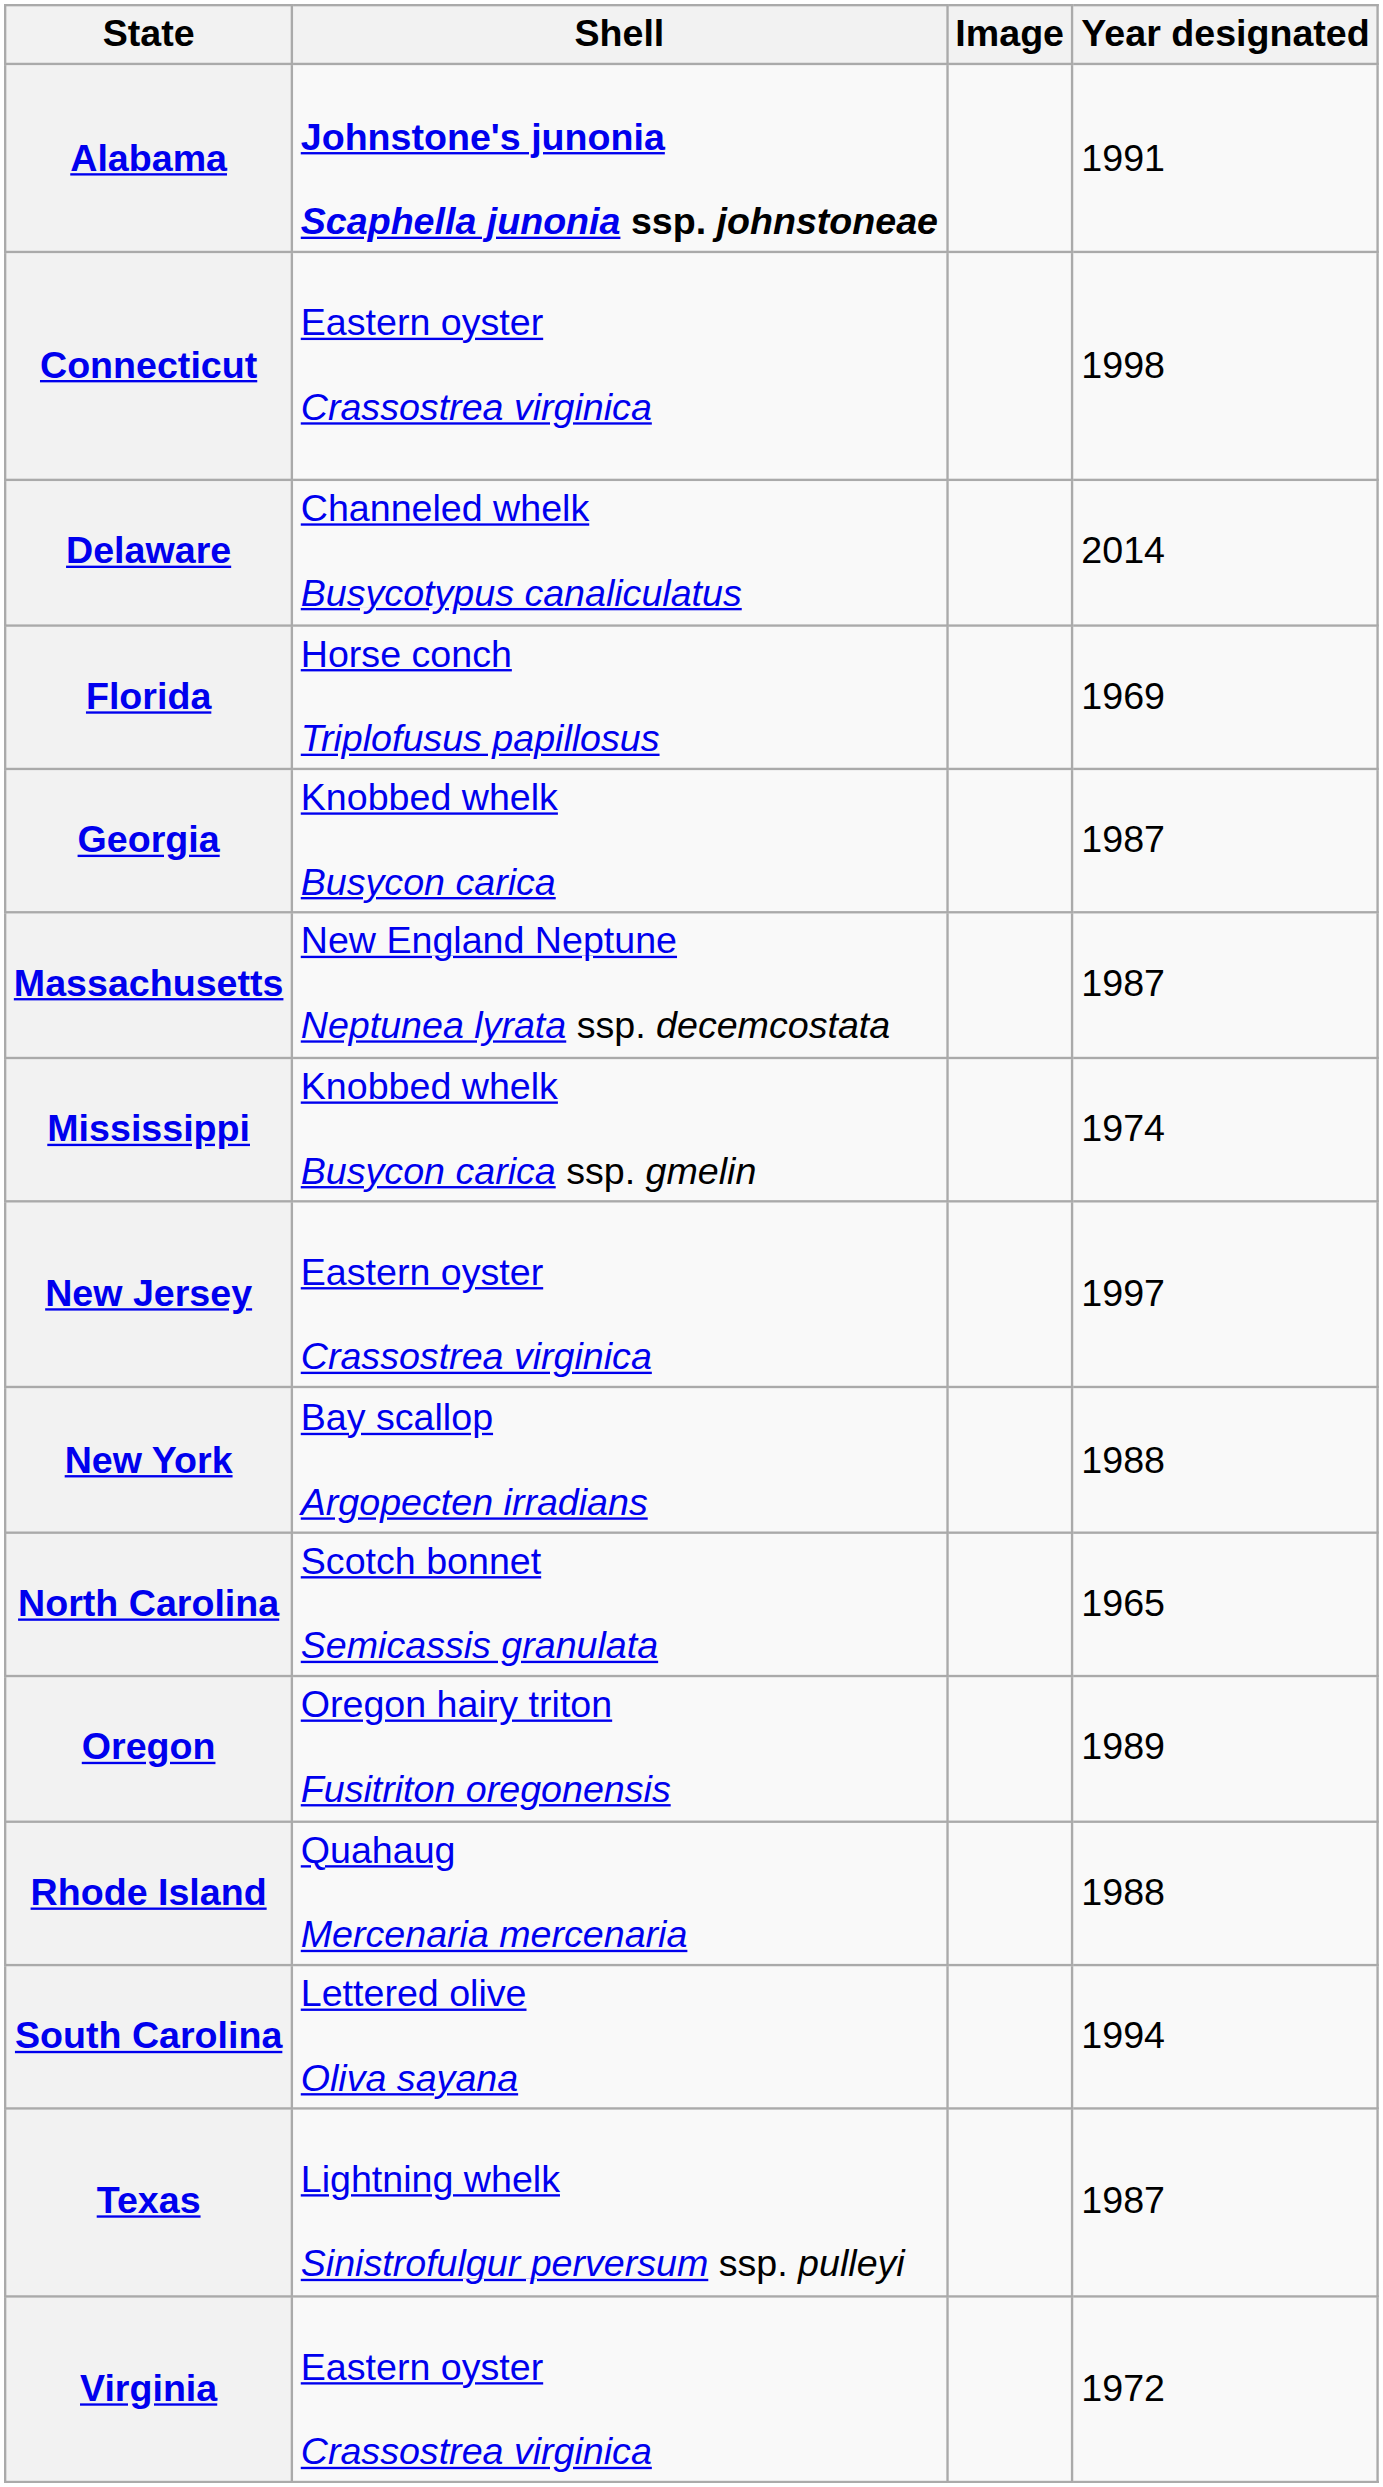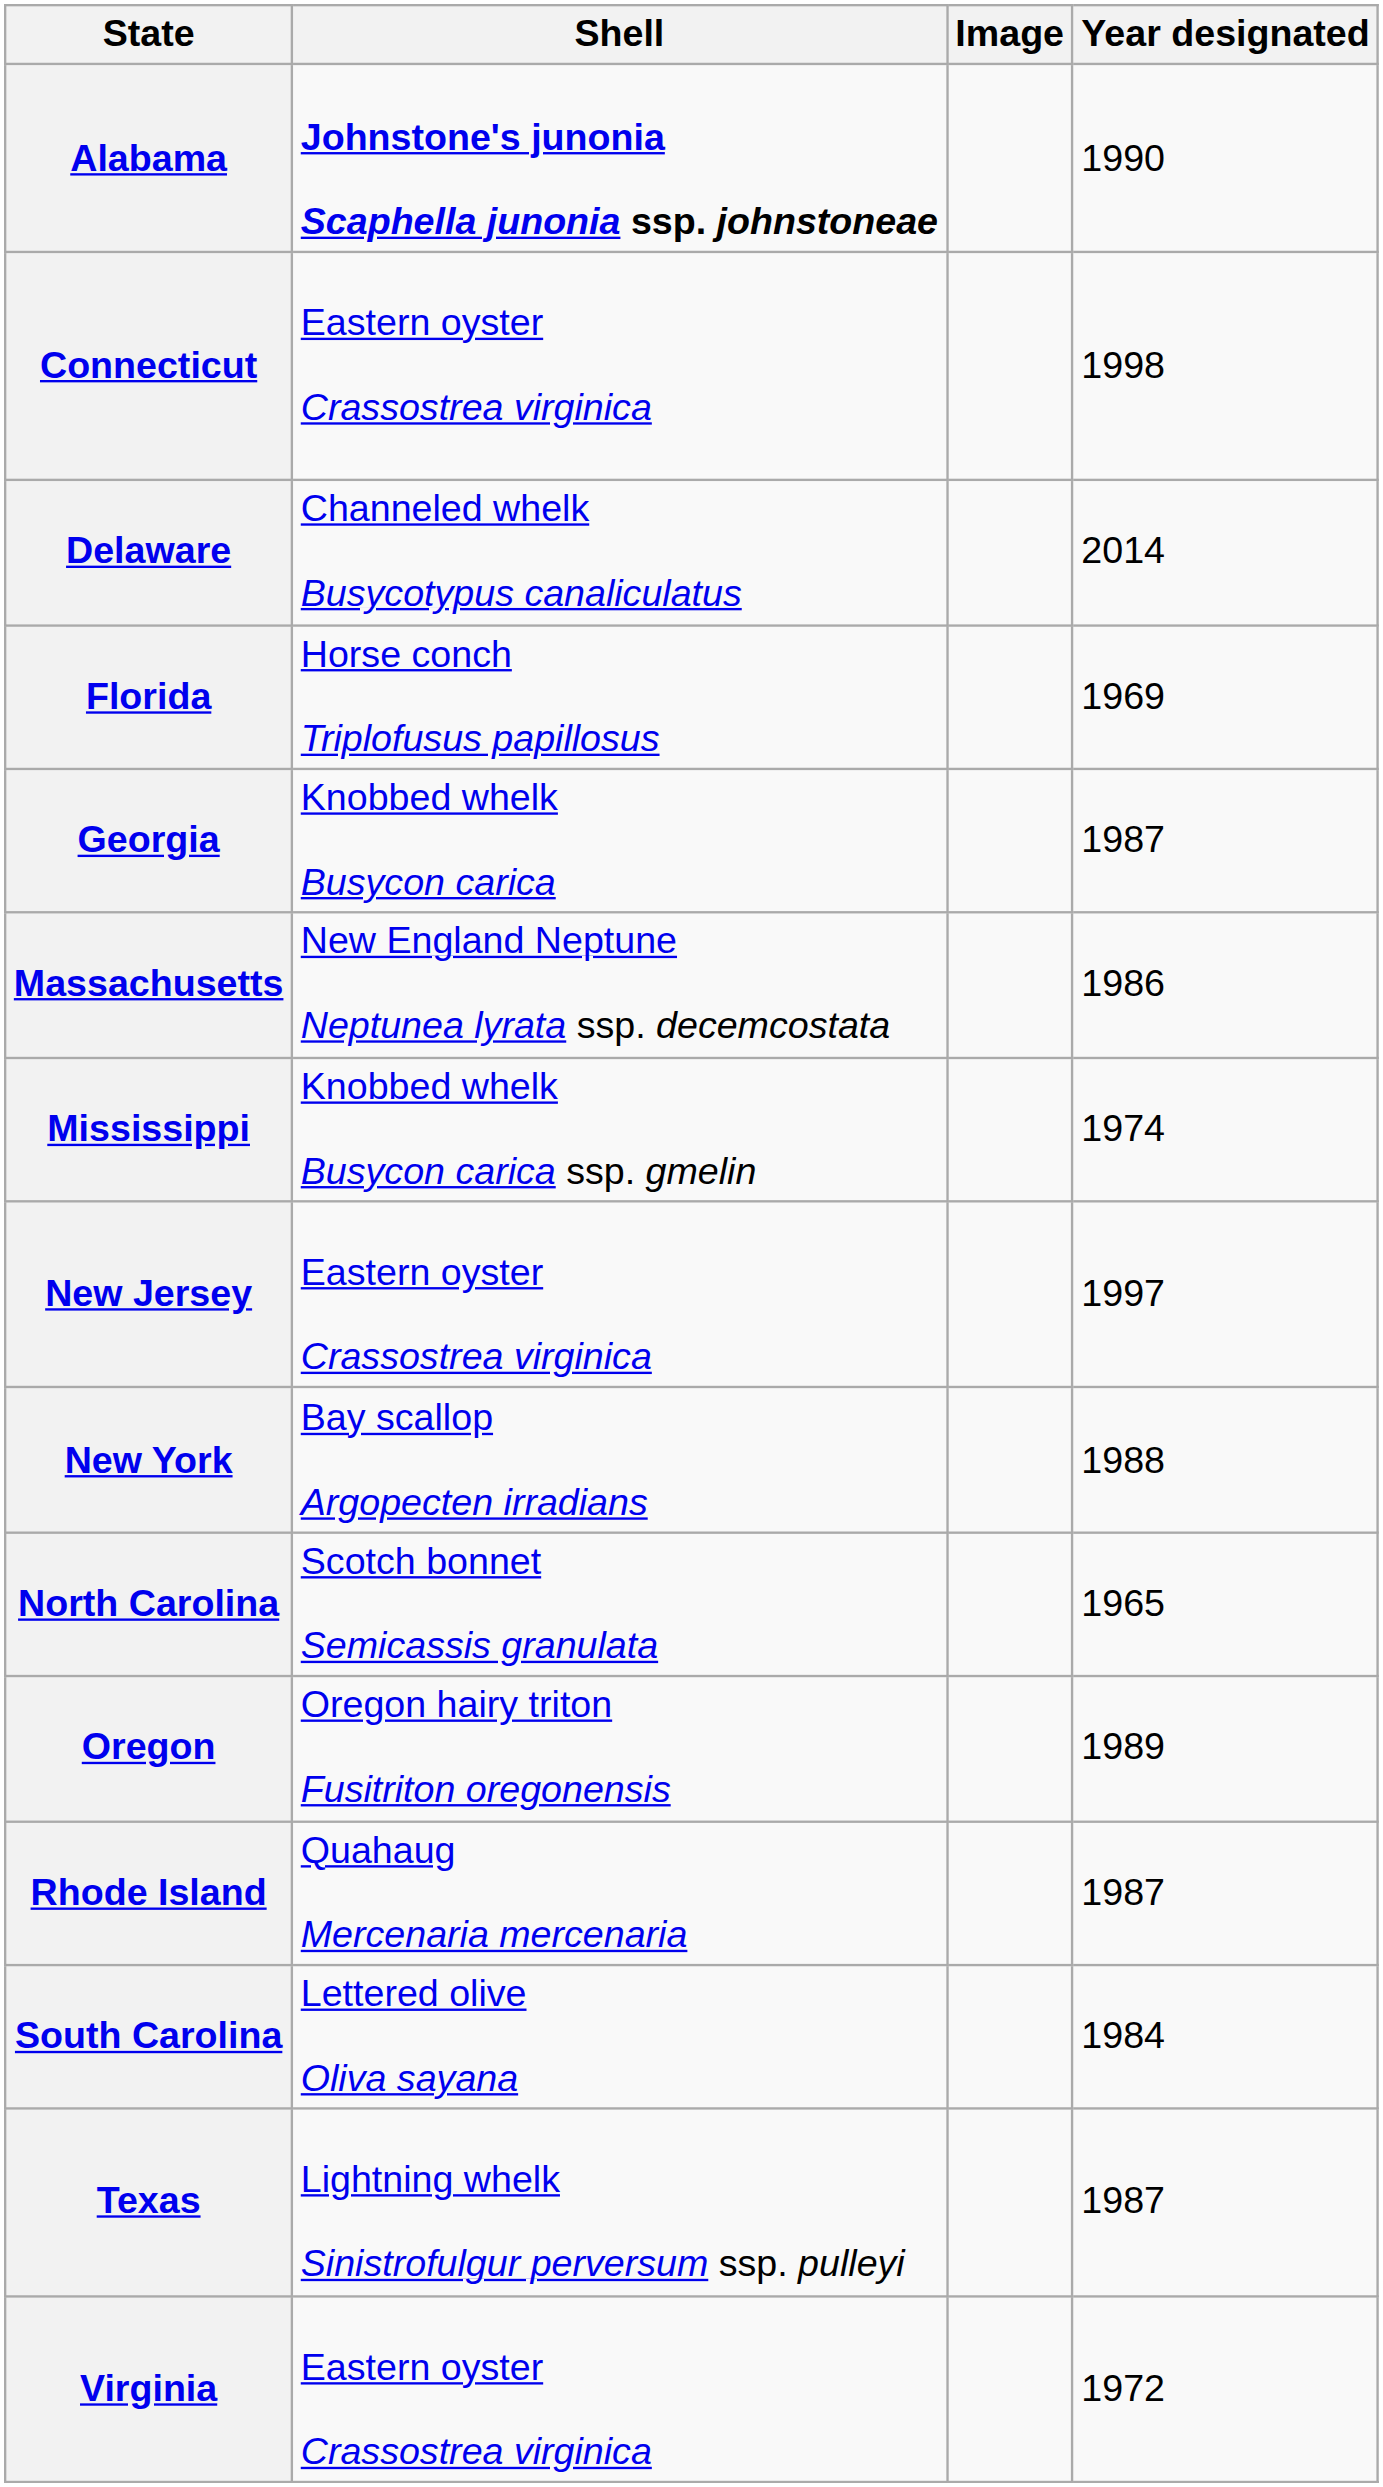(1123, 157) 1991 -> (1123, 157) 1990
(1123, 984) 1987 -> (1123, 984) 1986
(1123, 1891) 1988 -> (1123, 1891) 1987
(1123, 2036) 1994 -> (1123, 2036) 1984
